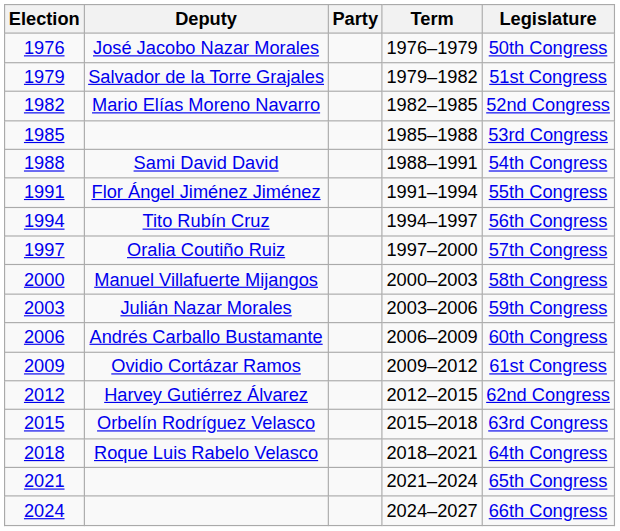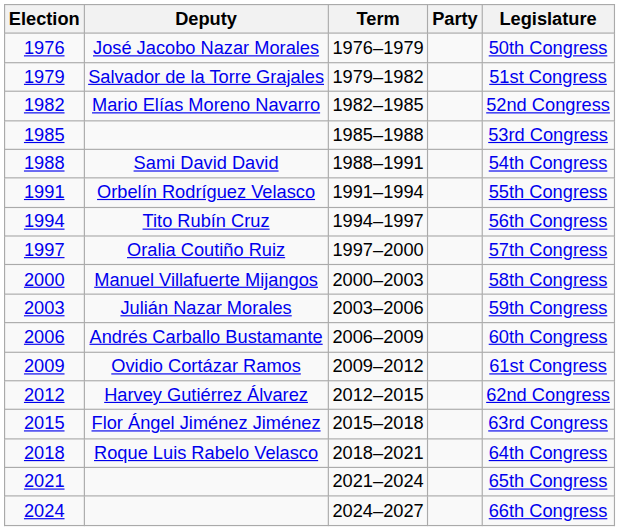columns swapped: (355, 18) <-> (432, 18)
(206, 192) Flor Ángel Jiménez Jiménez -> (206, 192) Orbelín Rodríguez Velasco
(206, 423) Orbelín Rodríguez Velasco -> (206, 423) Flor Ángel Jiménez Jiménez
